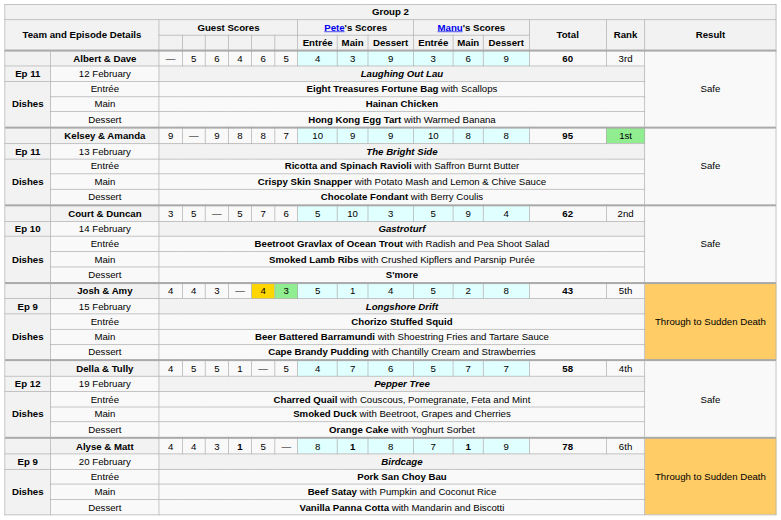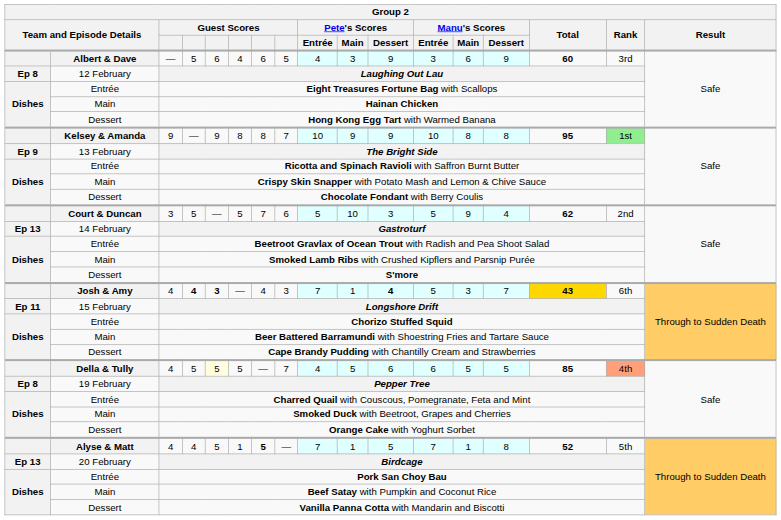(28, 74) Ep 11 -> (28, 74) Ep 8
(28, 152) Ep 11 -> (28, 152) Ep 9
(28, 229) Ep 10 -> (28, 229) Ep 13
(194, 291) normal -> (194, 291) bold
(217, 291) normal -> (217, 291) bold
(263, 291) gold background -> (263, 291) no background
(286, 291) lightgreen background -> (286, 291) no background
(318, 291) 5 -> (318, 291) 7
(391, 291) normal -> (391, 291) bold
(468, 291) 2 -> (468, 291) 3
(506, 291) 8 -> (506, 291) 7
(568, 291) no background -> (568, 291) gold background
(626, 291) 5th -> (626, 291) 6th
(28, 307) Ep 9 -> (28, 307) Ep 11
(217, 369) no background -> (217, 369) lightyellow background
(240, 369) 1 -> (240, 369) 5
(286, 369) 5 -> (286, 369) 7
(353, 369) 7 -> (353, 369) 5
(433, 369) 5 -> (433, 369) 6
(468, 369) 7 -> (468, 369) 5
(506, 369) 7 -> (506, 369) 5
(568, 369) 58 -> (568, 369) 85
(626, 369) no background -> (626, 369) lightsalmon background
(28, 384) Ep 12 -> (28, 384) Ep 8
(217, 447) 3 -> (217, 447) 5
(240, 447) bold -> (240, 447) normal
(263, 447) normal -> (263, 447) bold
(318, 447) 8 -> (318, 447) 7
(353, 447) bold -> (353, 447) normal
(391, 447) 8 -> (391, 447) 5
(468, 447) bold -> (468, 447) normal
(506, 447) 9 -> (506, 447) 8
(568, 447) 78 -> (568, 447) 52
(626, 447) 6th -> (626, 447) 5th
(28, 462) Ep 9 -> (28, 462) Ep 13
